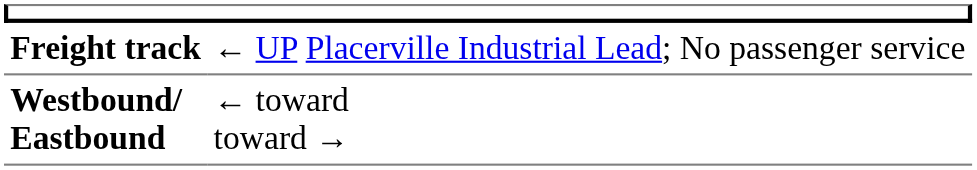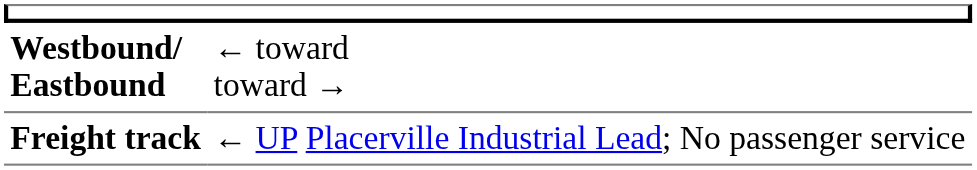rows swapped: (96, 118) <-> (106, 47)
